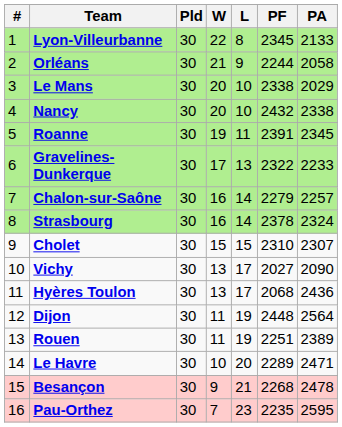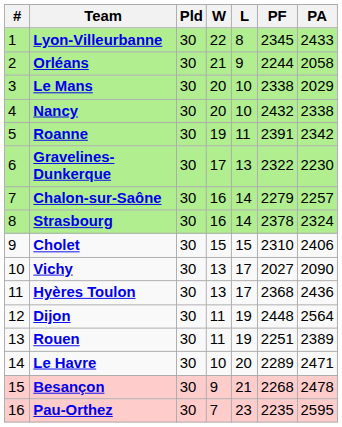(317, 39) 2133 -> (317, 39) 2433
(317, 134) 2345 -> (317, 134) 2342
(317, 166) 2233 -> (317, 166) 2230
(317, 245) 2307 -> (317, 245) 2406
(277, 292) 2068 -> (277, 292) 2368
